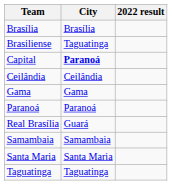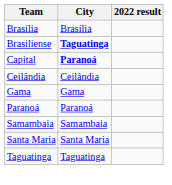(86, 44) normal -> (84, 44) bold
- row: (33, 124)
